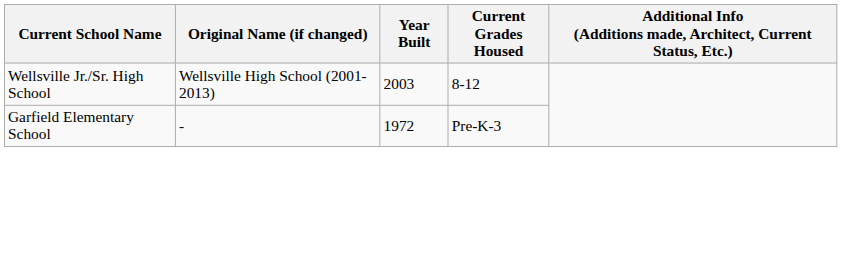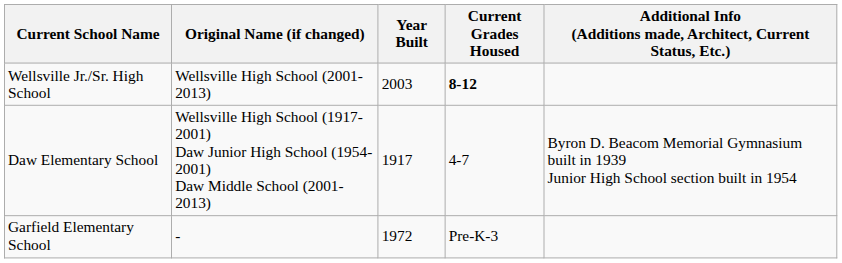(466, 84) normal -> (463, 84) bold
+ row: (83, 160)
